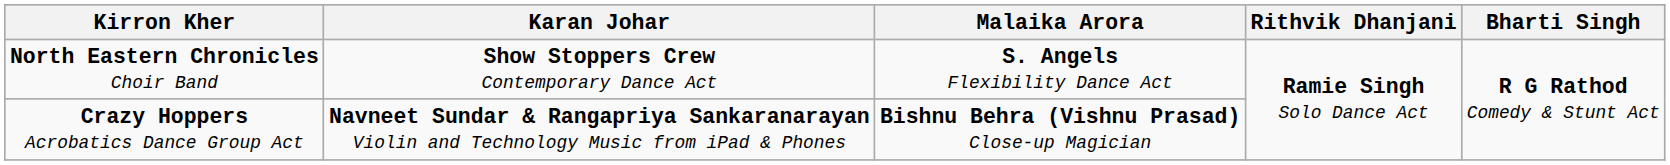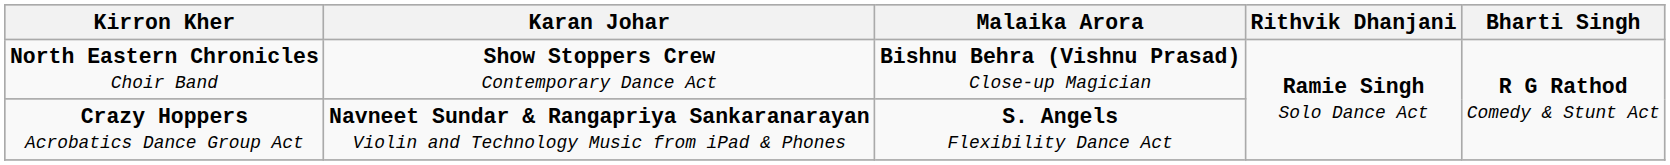(1060, 69) S. Angels Flexibility Dance Act -> (1060, 69) Bishnu Behra (Vishnu Prasad) Close-up Magician
(1060, 129) Bishnu Behra (Vishnu Prasad) Close-up Magician -> (1060, 129) S. Angels Flexibility Dance Act
